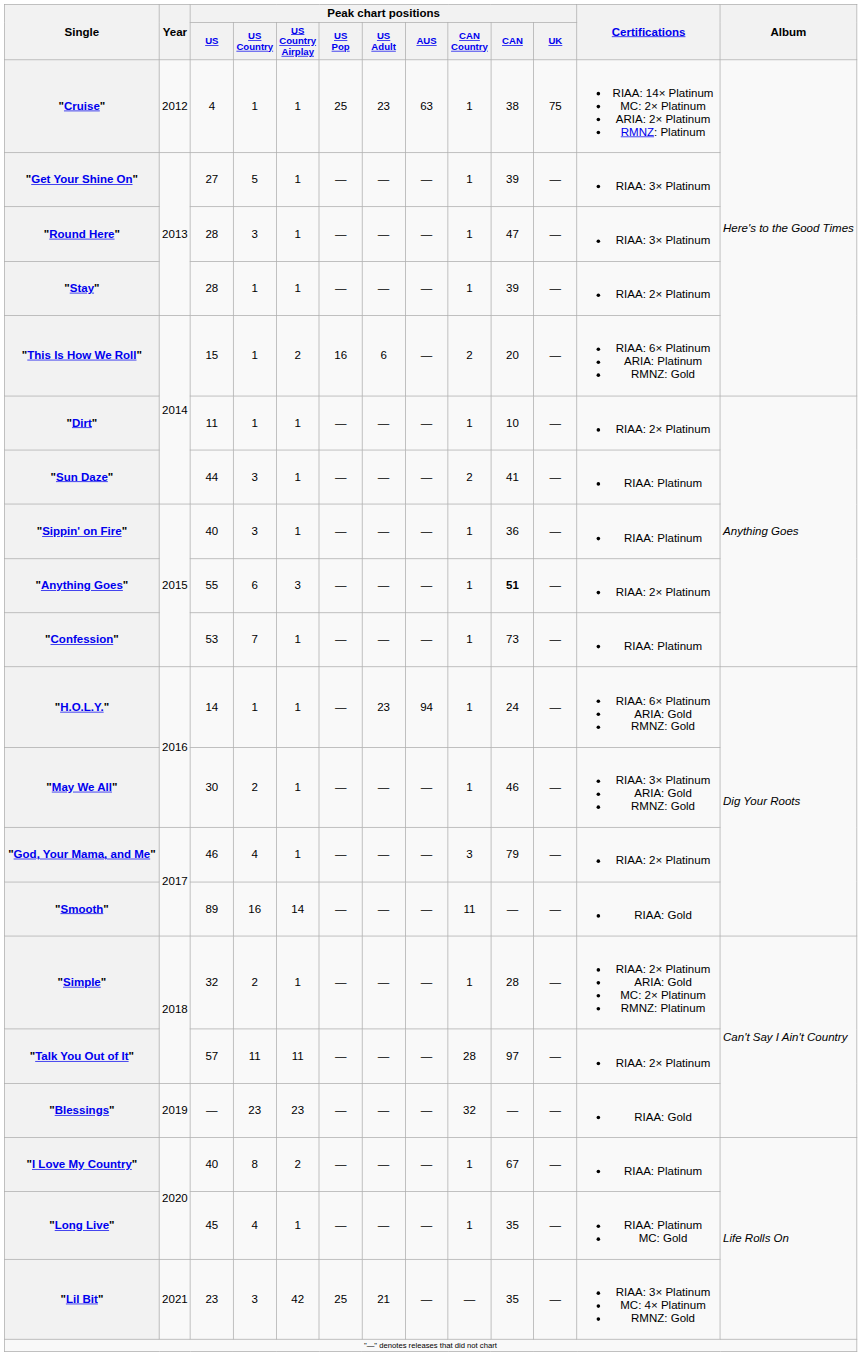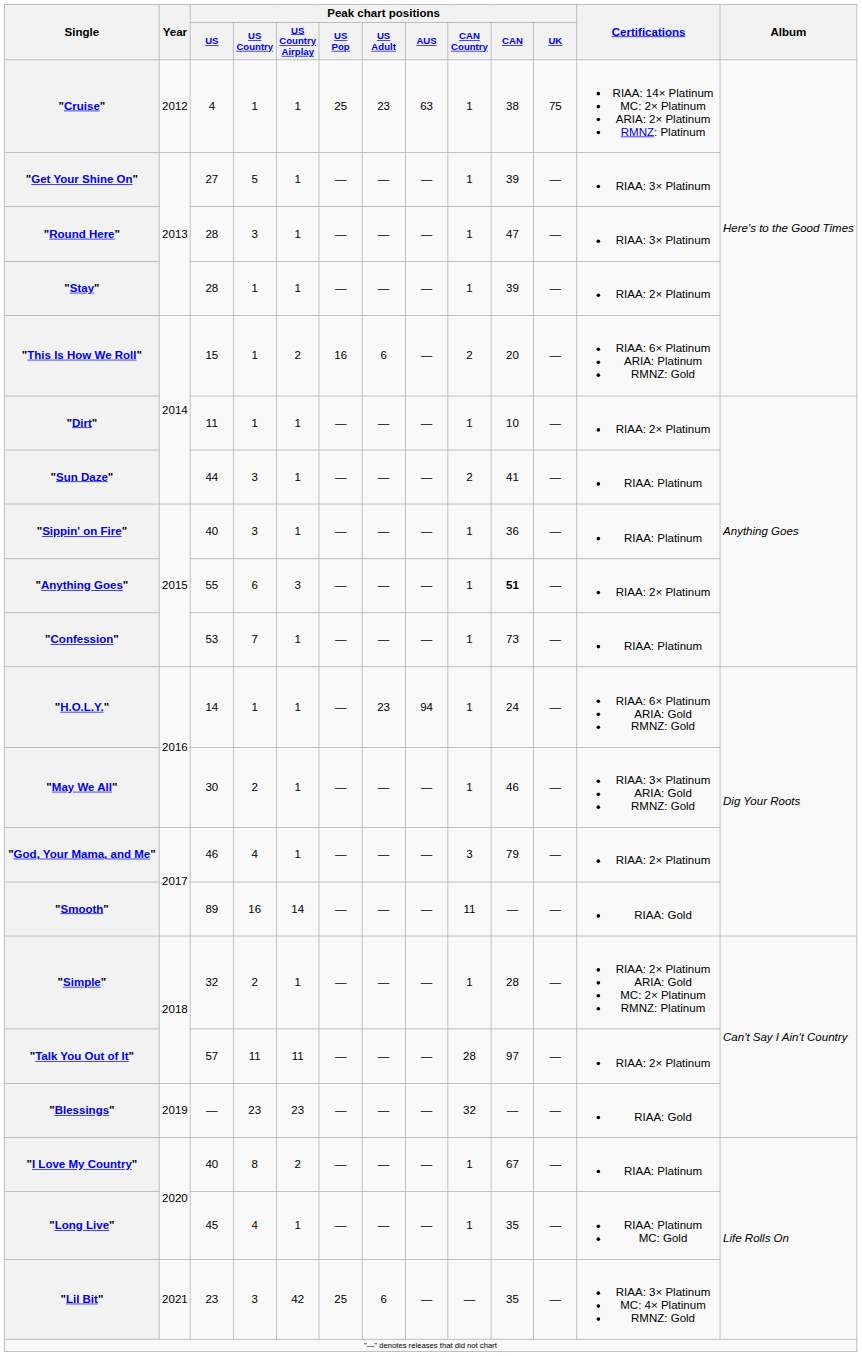(384, 1299) 21 -> (384, 1299) 6
